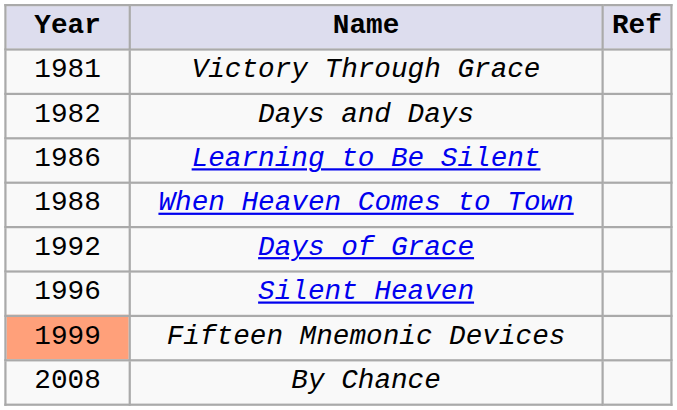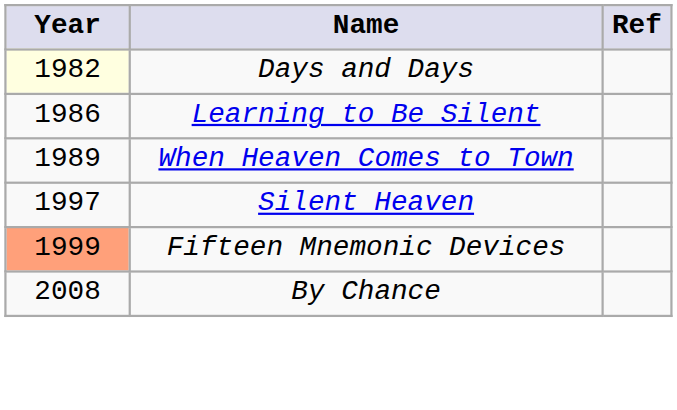- row: (366, 72)
(68, 116) no background -> (68, 72) lightyellow background
(68, 205) 1988 -> (68, 160) 1989
- row: (366, 249)
(68, 293) 1996 -> (68, 205) 1997
